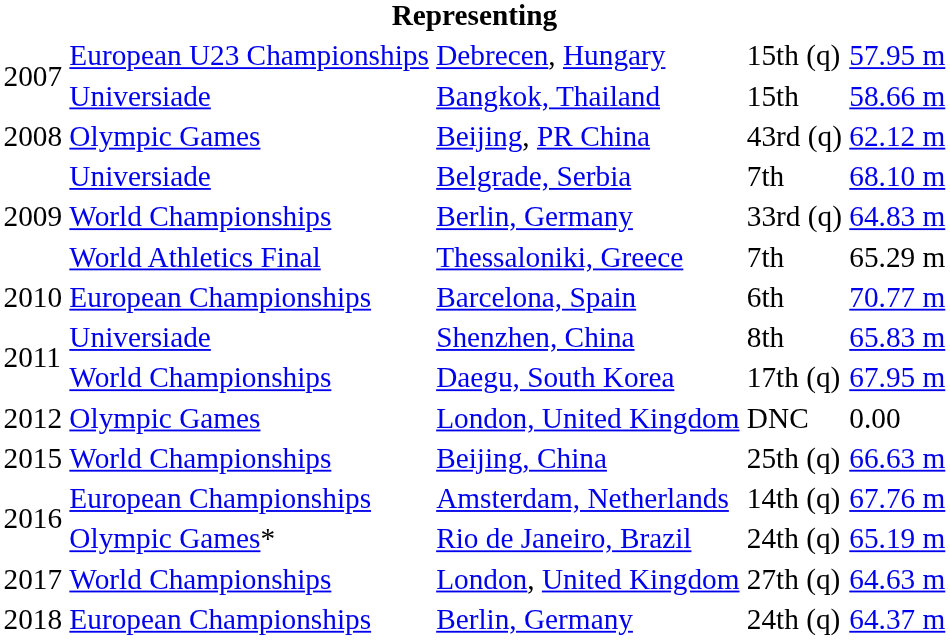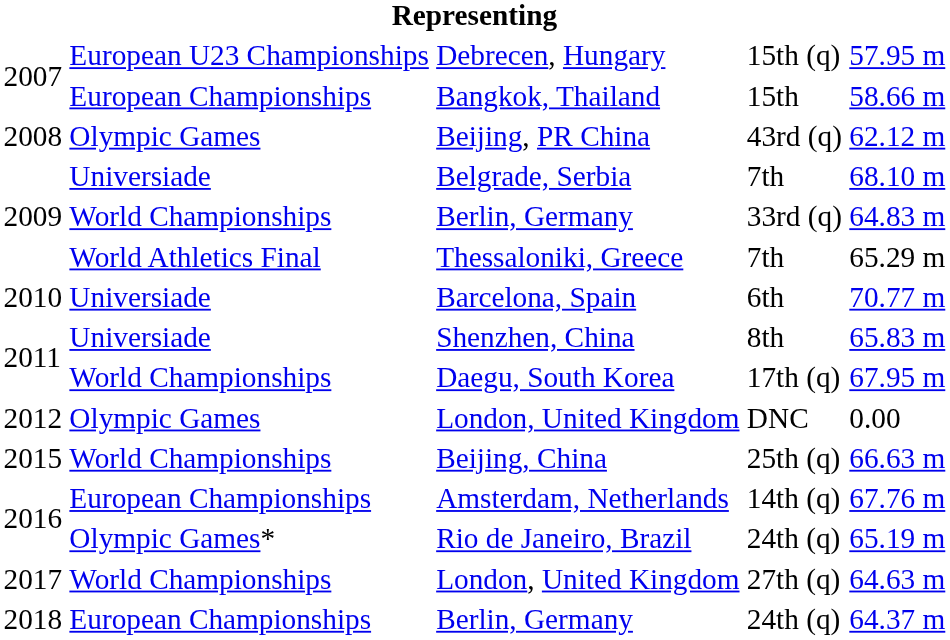(140, 96) Universiade -> (220, 96) European Championships
(220, 297) European Championships -> (140, 297) Universiade
